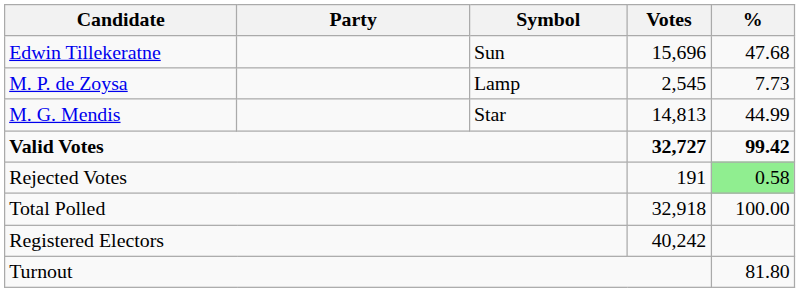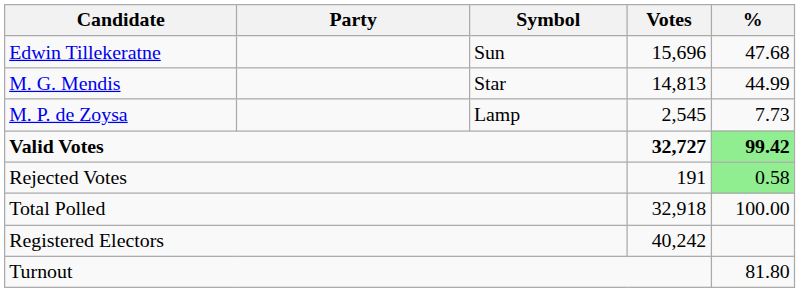rows swapped: (65, 114) <-> (68, 83)
(767, 146) no background -> (767, 146) lightgreen background
